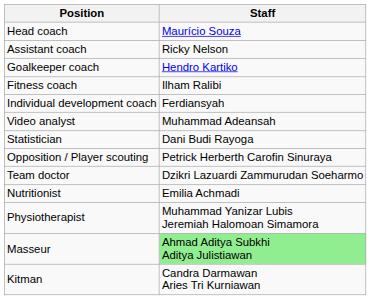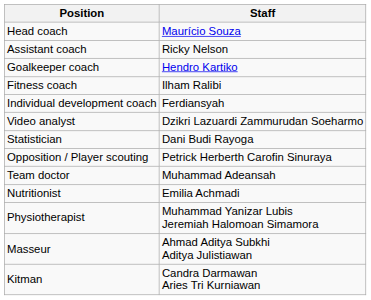(219, 121) Muhammad Adeansah -> (263, 121) Dzikri Lazuardi Zammurudan Soeharmo
(263, 175) Dzikri Lazuardi Zammurudan Soeharmo -> (219, 175) Muhammad Adeansah
(216, 248) lightgreen background -> (216, 248) no background
